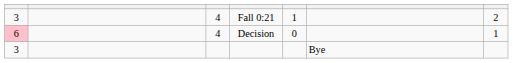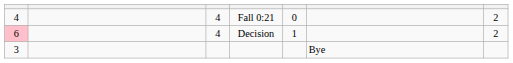(16, 17) 3 -> (16, 17) 4
(294, 17) 1 -> (294, 17) 0
(294, 33) 0 -> (294, 33) 1
(496, 33) 1 -> (496, 33) 2
